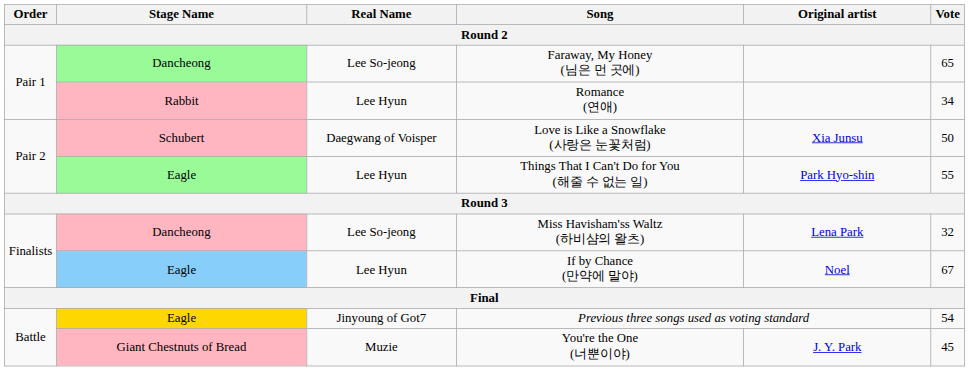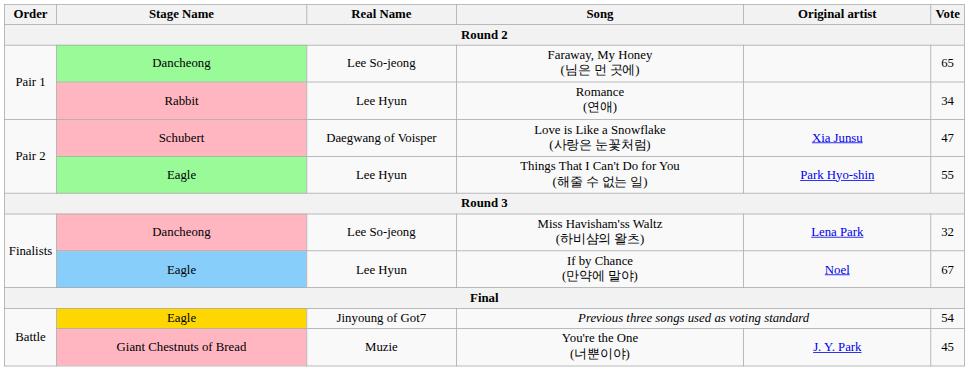(948, 137) 50 -> (948, 137) 47
